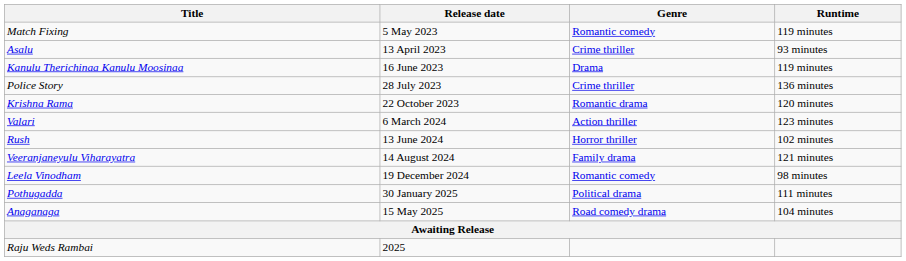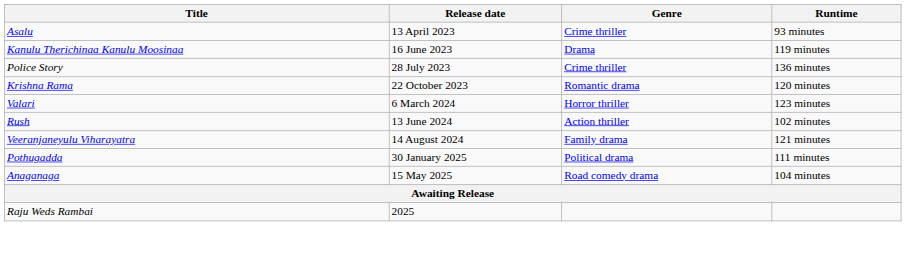- row: (38, 31)
(604, 121) Action thriller -> (597, 103) Horror thriller
(604, 139) Horror thriller -> (597, 121) Action thriller
- row: (44, 175)
